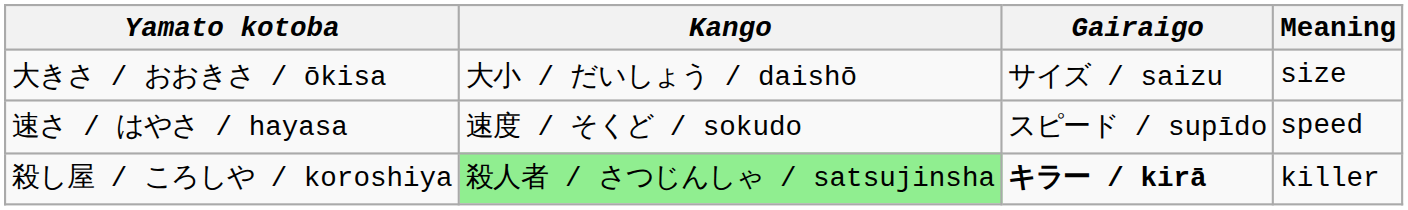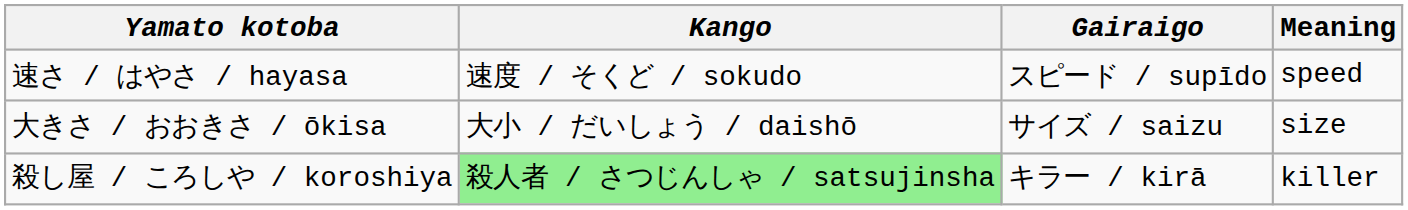rows swapped: (199, 77) <-> (180, 128)
(1107, 179) bold -> (1107, 179) normal
